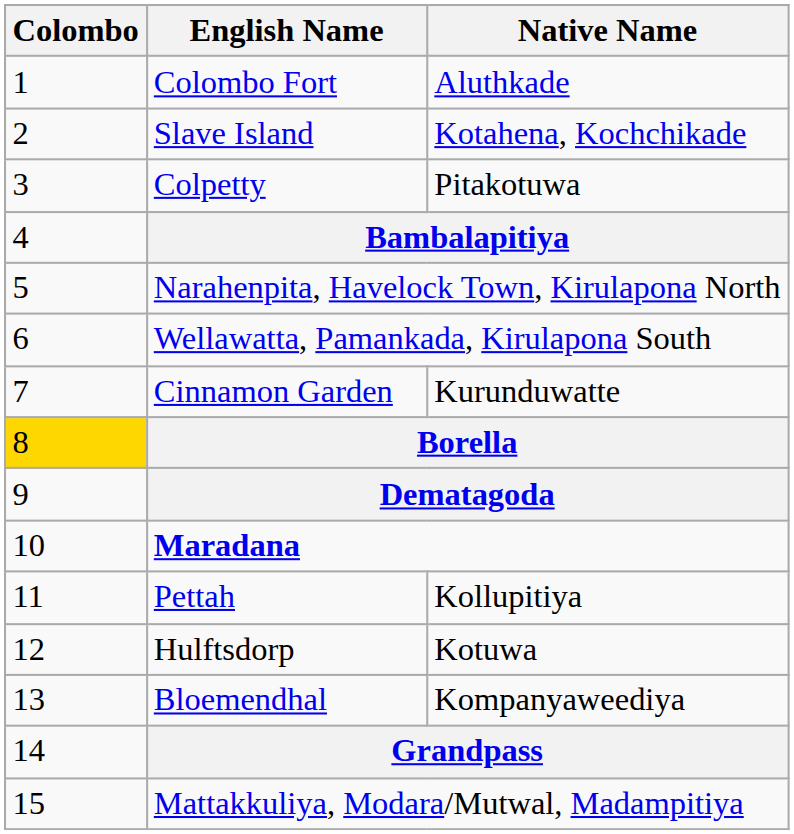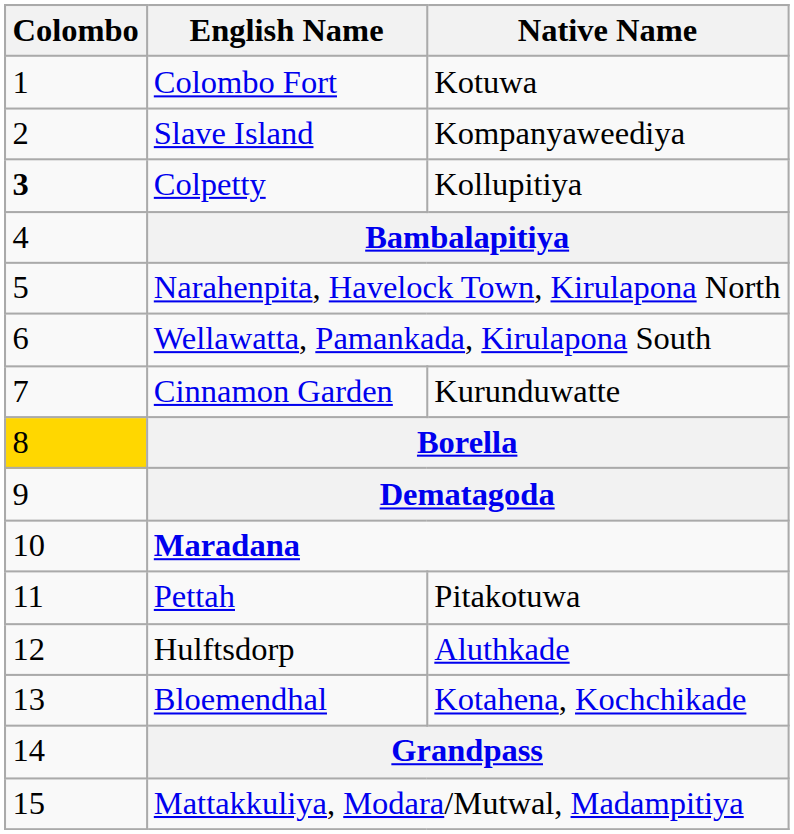(502, 81) Aluthkade -> (486, 81) Kotuwa
(590, 133) Kotahena, Kochchikade -> (560, 133) Kompanyaweediya
(21, 184) normal -> (21, 184) bold
(507, 184) Pitakotuwa -> (508, 184) Kollupitiya
(508, 596) Kollupitiya -> (507, 596) Pitakotuwa
(486, 648) Kotuwa -> (502, 648) Aluthkade
(560, 699) Kompanyaweediya -> (590, 699) Kotahena, Kochchikade
